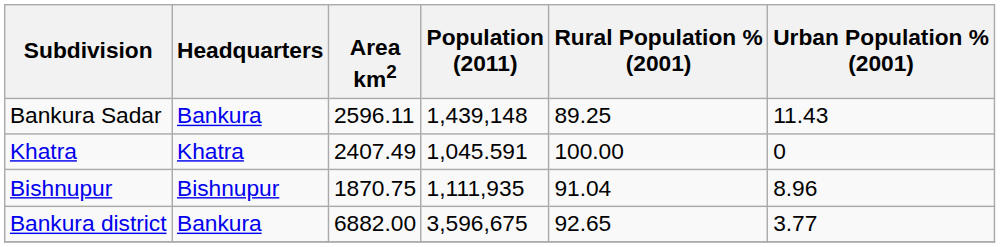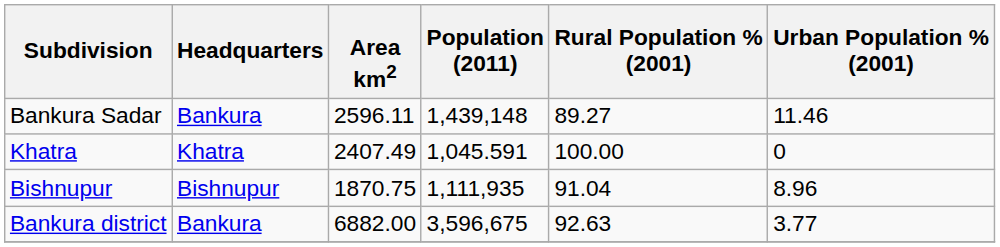(583, 115) 89.25 -> (583, 115) 89.27
(801, 115) 11.43 -> (801, 115) 11.46
(583, 223) 92.65 -> (583, 223) 92.63
